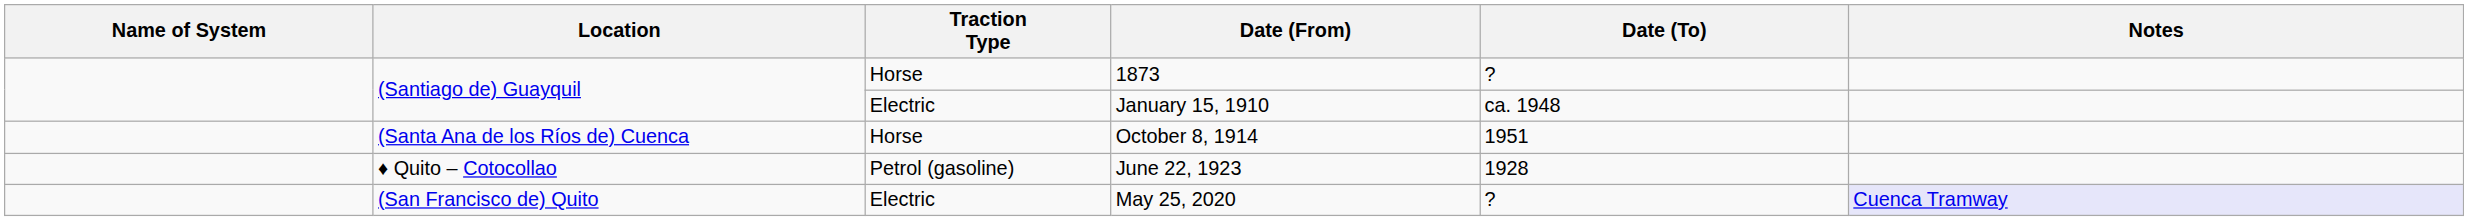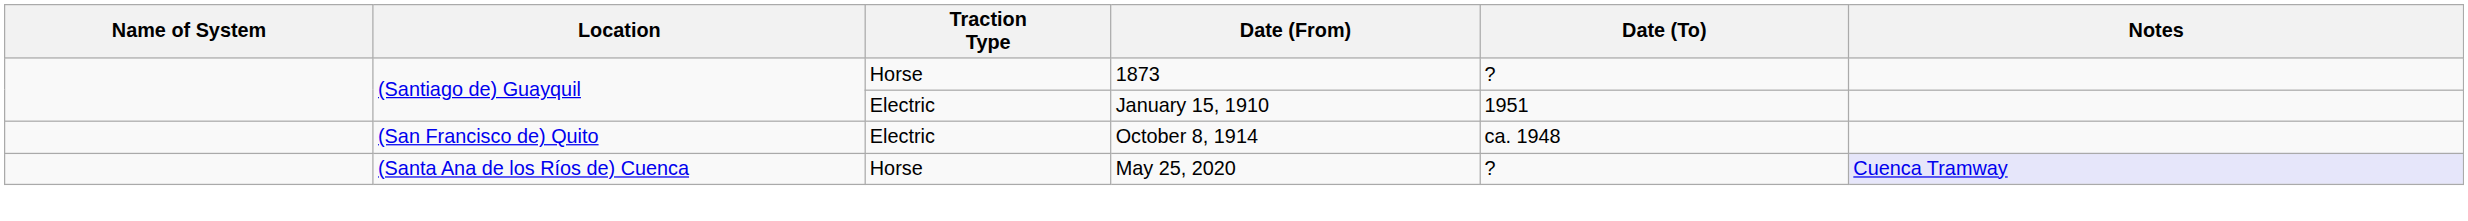(1523, 105) ca. 1948 -> (1507, 105) 1951
(534, 136) (Santa Ana de los Ríos de) Cuenca -> (488, 136) (San Francisco de) Quito
(896, 136) Horse -> (902, 136) Electric
(1507, 136) 1951 -> (1523, 136) ca. 1948
- row: (1179, 168)
(488, 199) (San Francisco de) Quito -> (534, 168) (Santa Ana de los Ríos de) Cuenca
(902, 199) Electric -> (896, 168) Horse
